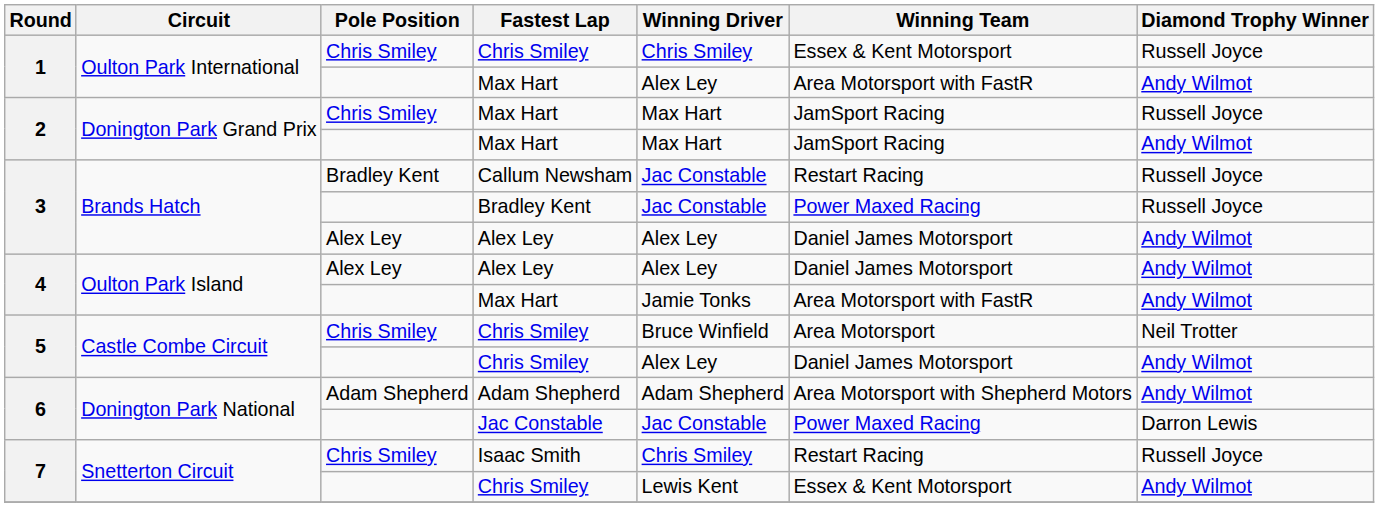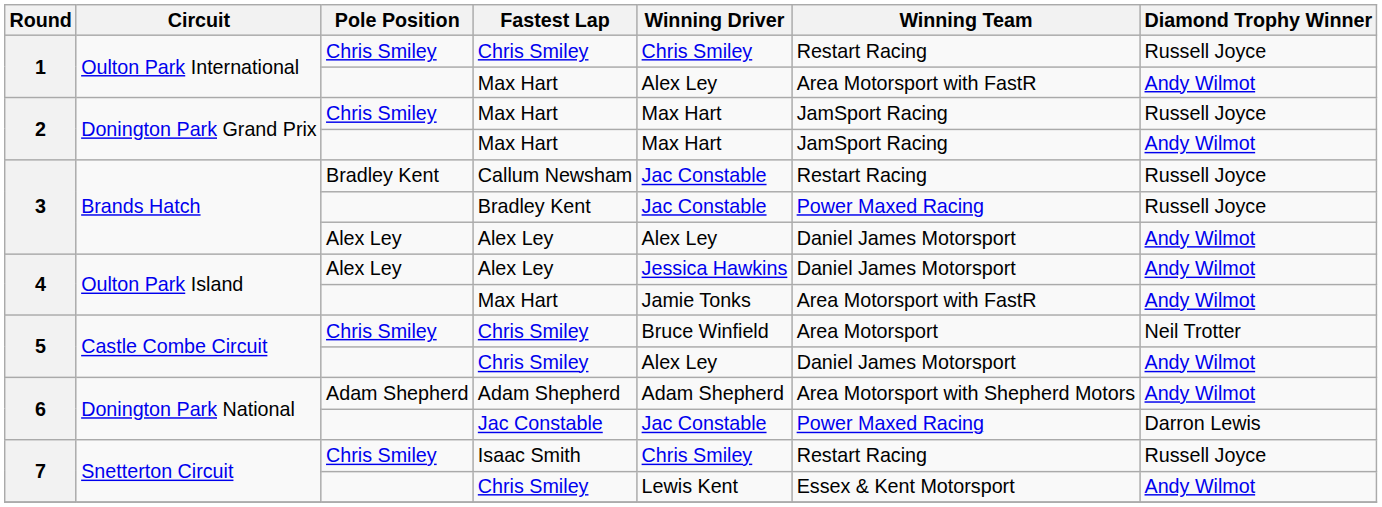(902, 51) Essex & Kent Motorsport -> (862, 51) Restart Racing
(679, 269) Alex Ley -> (714, 269) Jessica Hawkins
